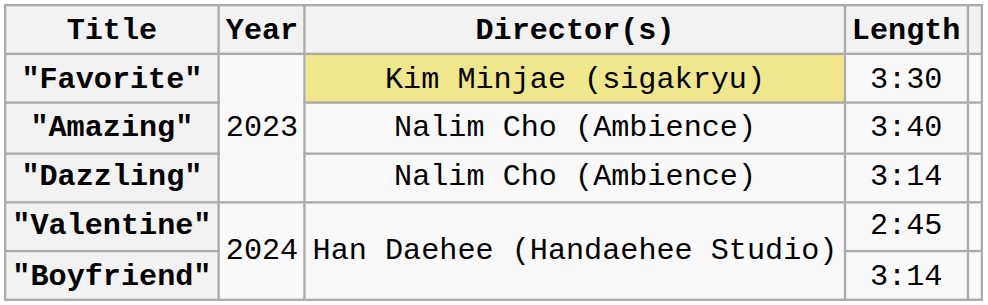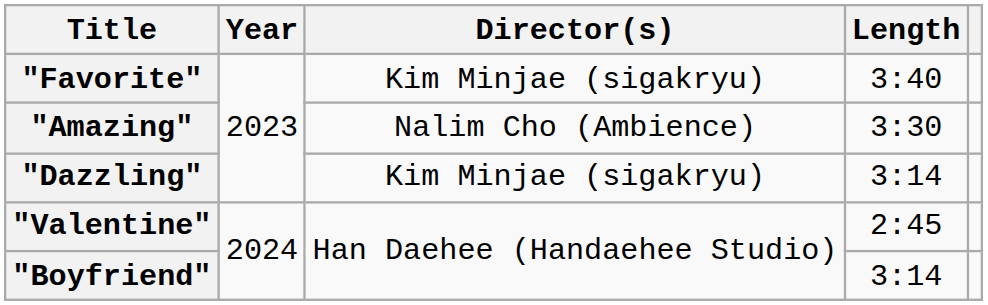(575, 79) khaki background -> (575, 79) no background
(906, 79) 3:30 -> (906, 79) 3:40
(906, 128) 3:40 -> (906, 128) 3:30
(575, 177) Nalim Cho (Ambience) -> (575, 177) Kim Minjae (sigakryu)
